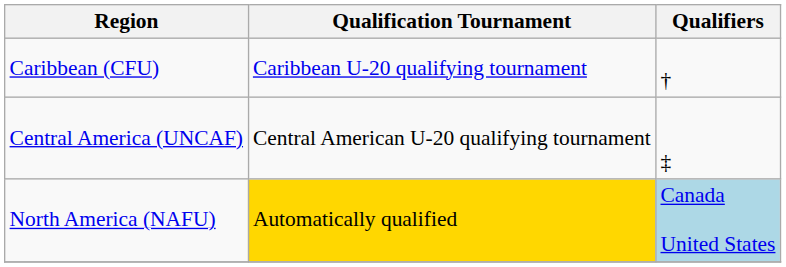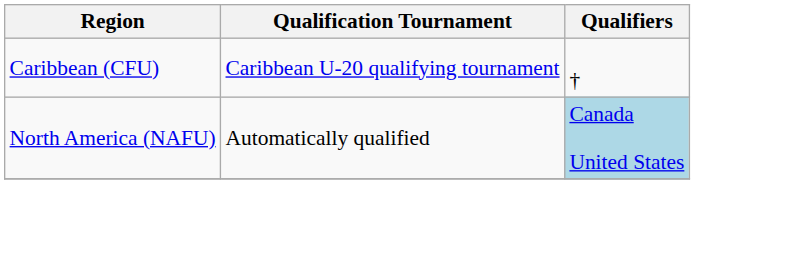- row: (126, 137)
(355, 219) gold background -> (328, 137) no background
